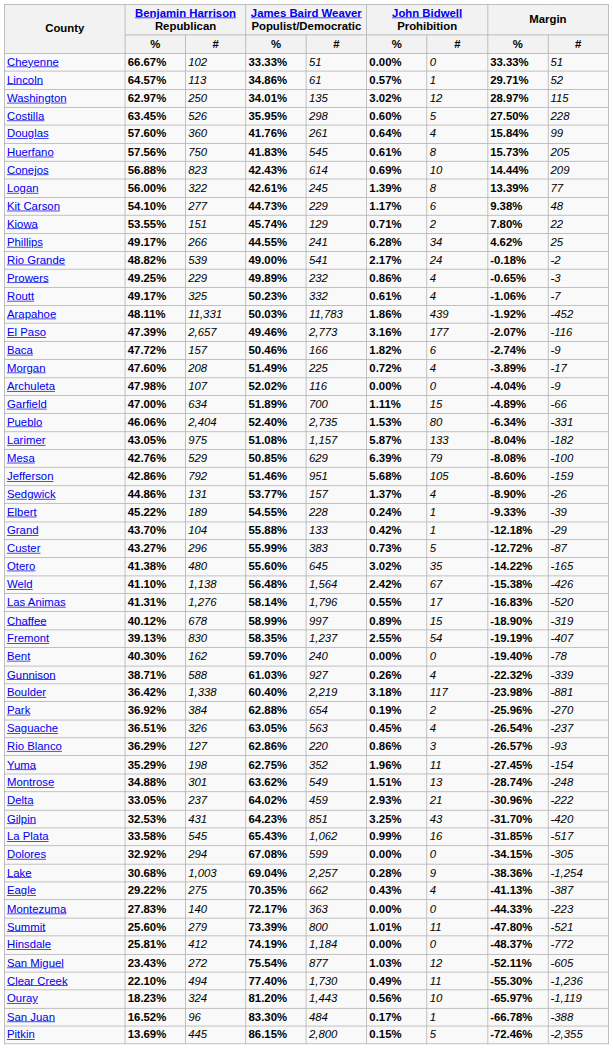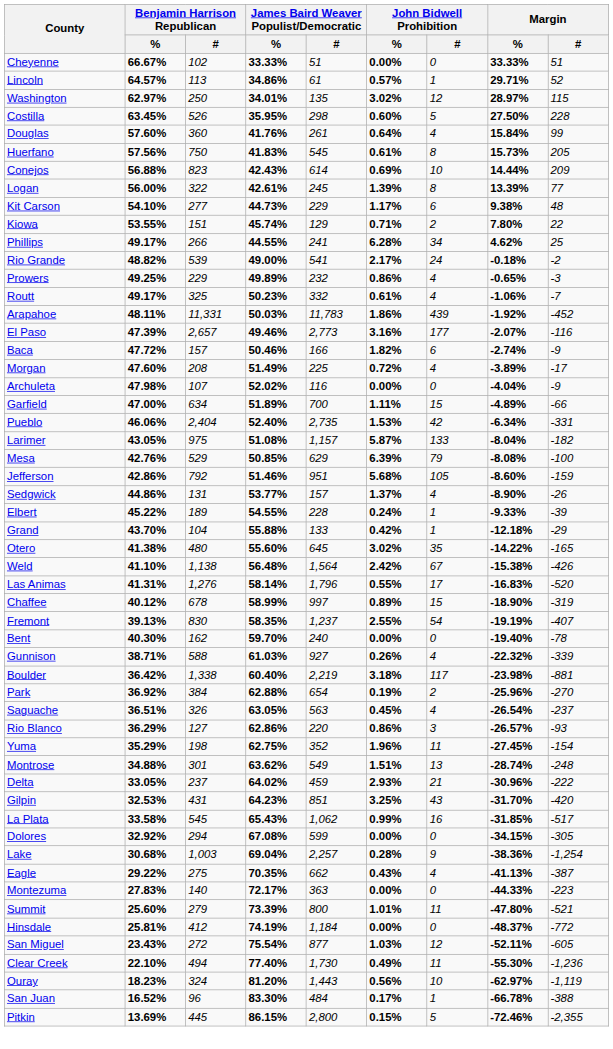(436, 422) 80 -> (436, 422) 42
- row: (24, 548)
(511, 999) -65.97% -> (511, 981) -62.97%
